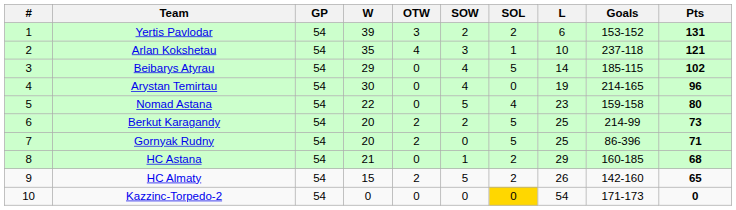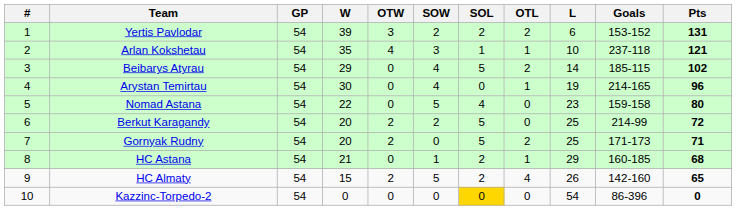+ column: (527, 13)
(695, 123) 73 -> (698, 123) 72
(623, 141) 86-396 -> (629, 141) 171-173
(623, 196) 171-173 -> (629, 196) 86-396
